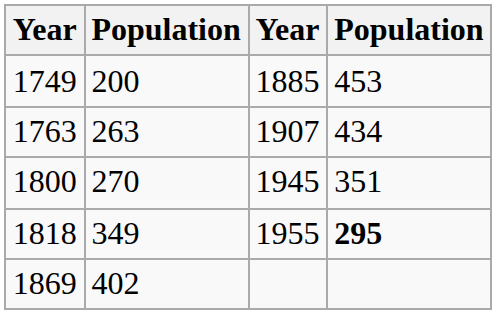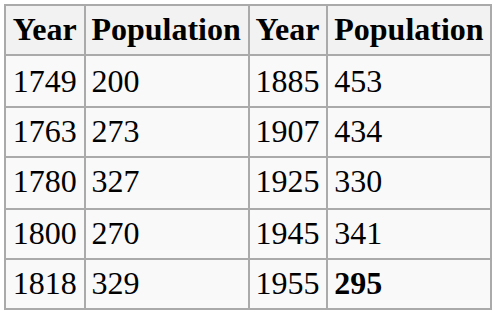(115, 131) 263 -> (115, 131) 273
+ row: (45, 182)
(358, 182) 351 -> (358, 232) 341
(115, 232) 349 -> (115, 283) 329
- row: (45, 283)
